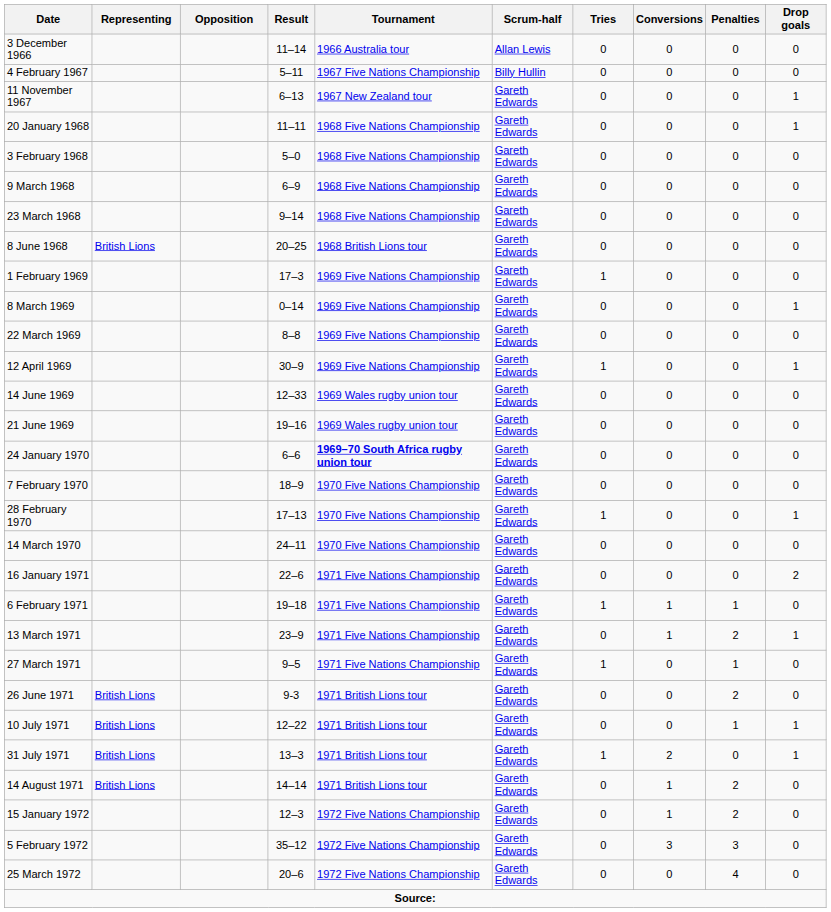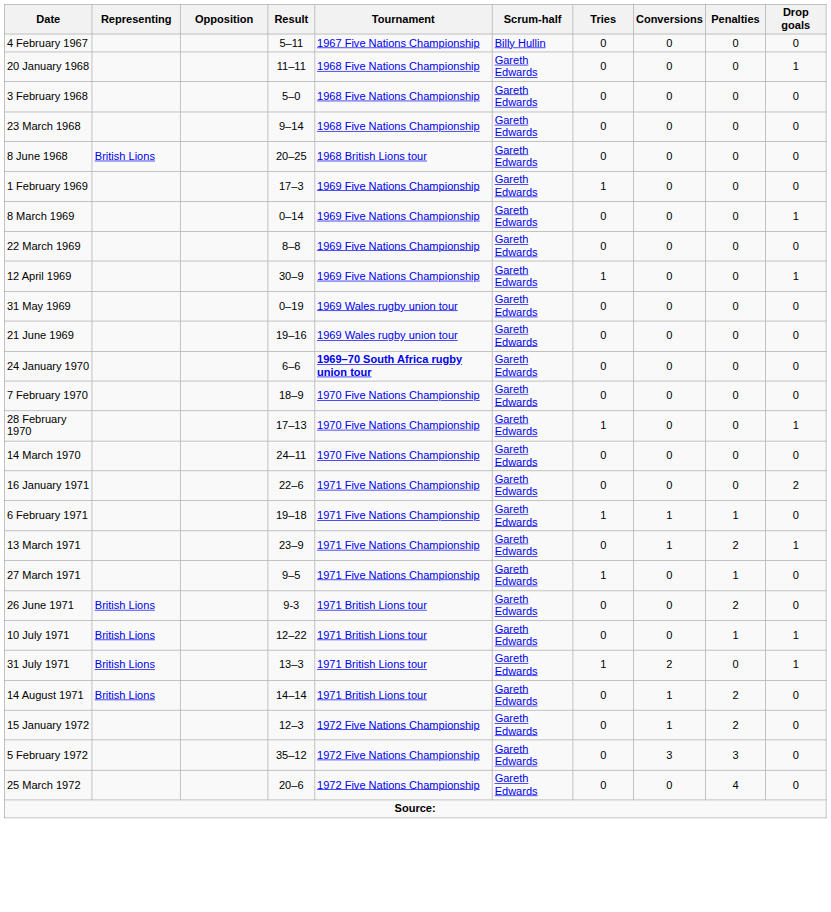- row: (37, 49)
- row: (40, 96)
- row: (41, 186)
+ row: (39, 306)
- row: (40, 396)
